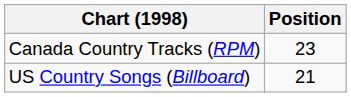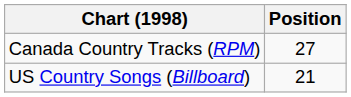(305, 48) 23 -> (305, 48) 27
